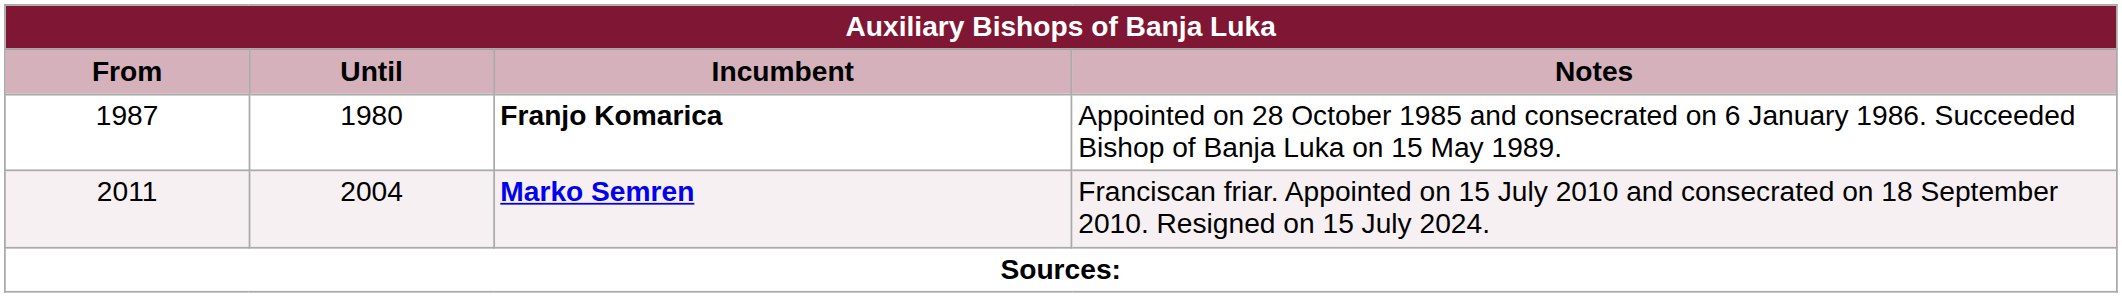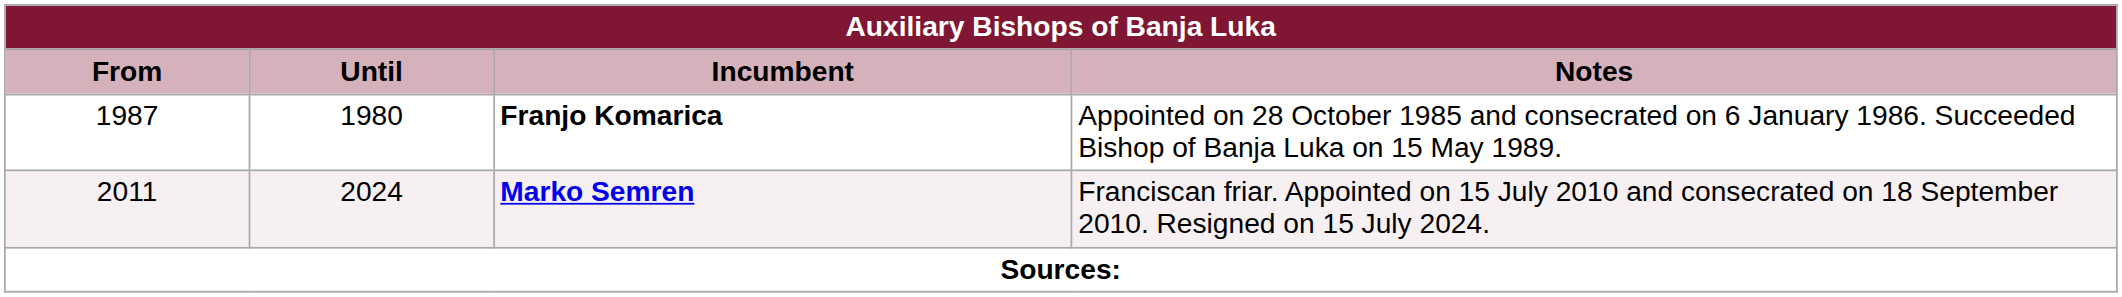(372, 192) 2004 -> (372, 192) 2024
